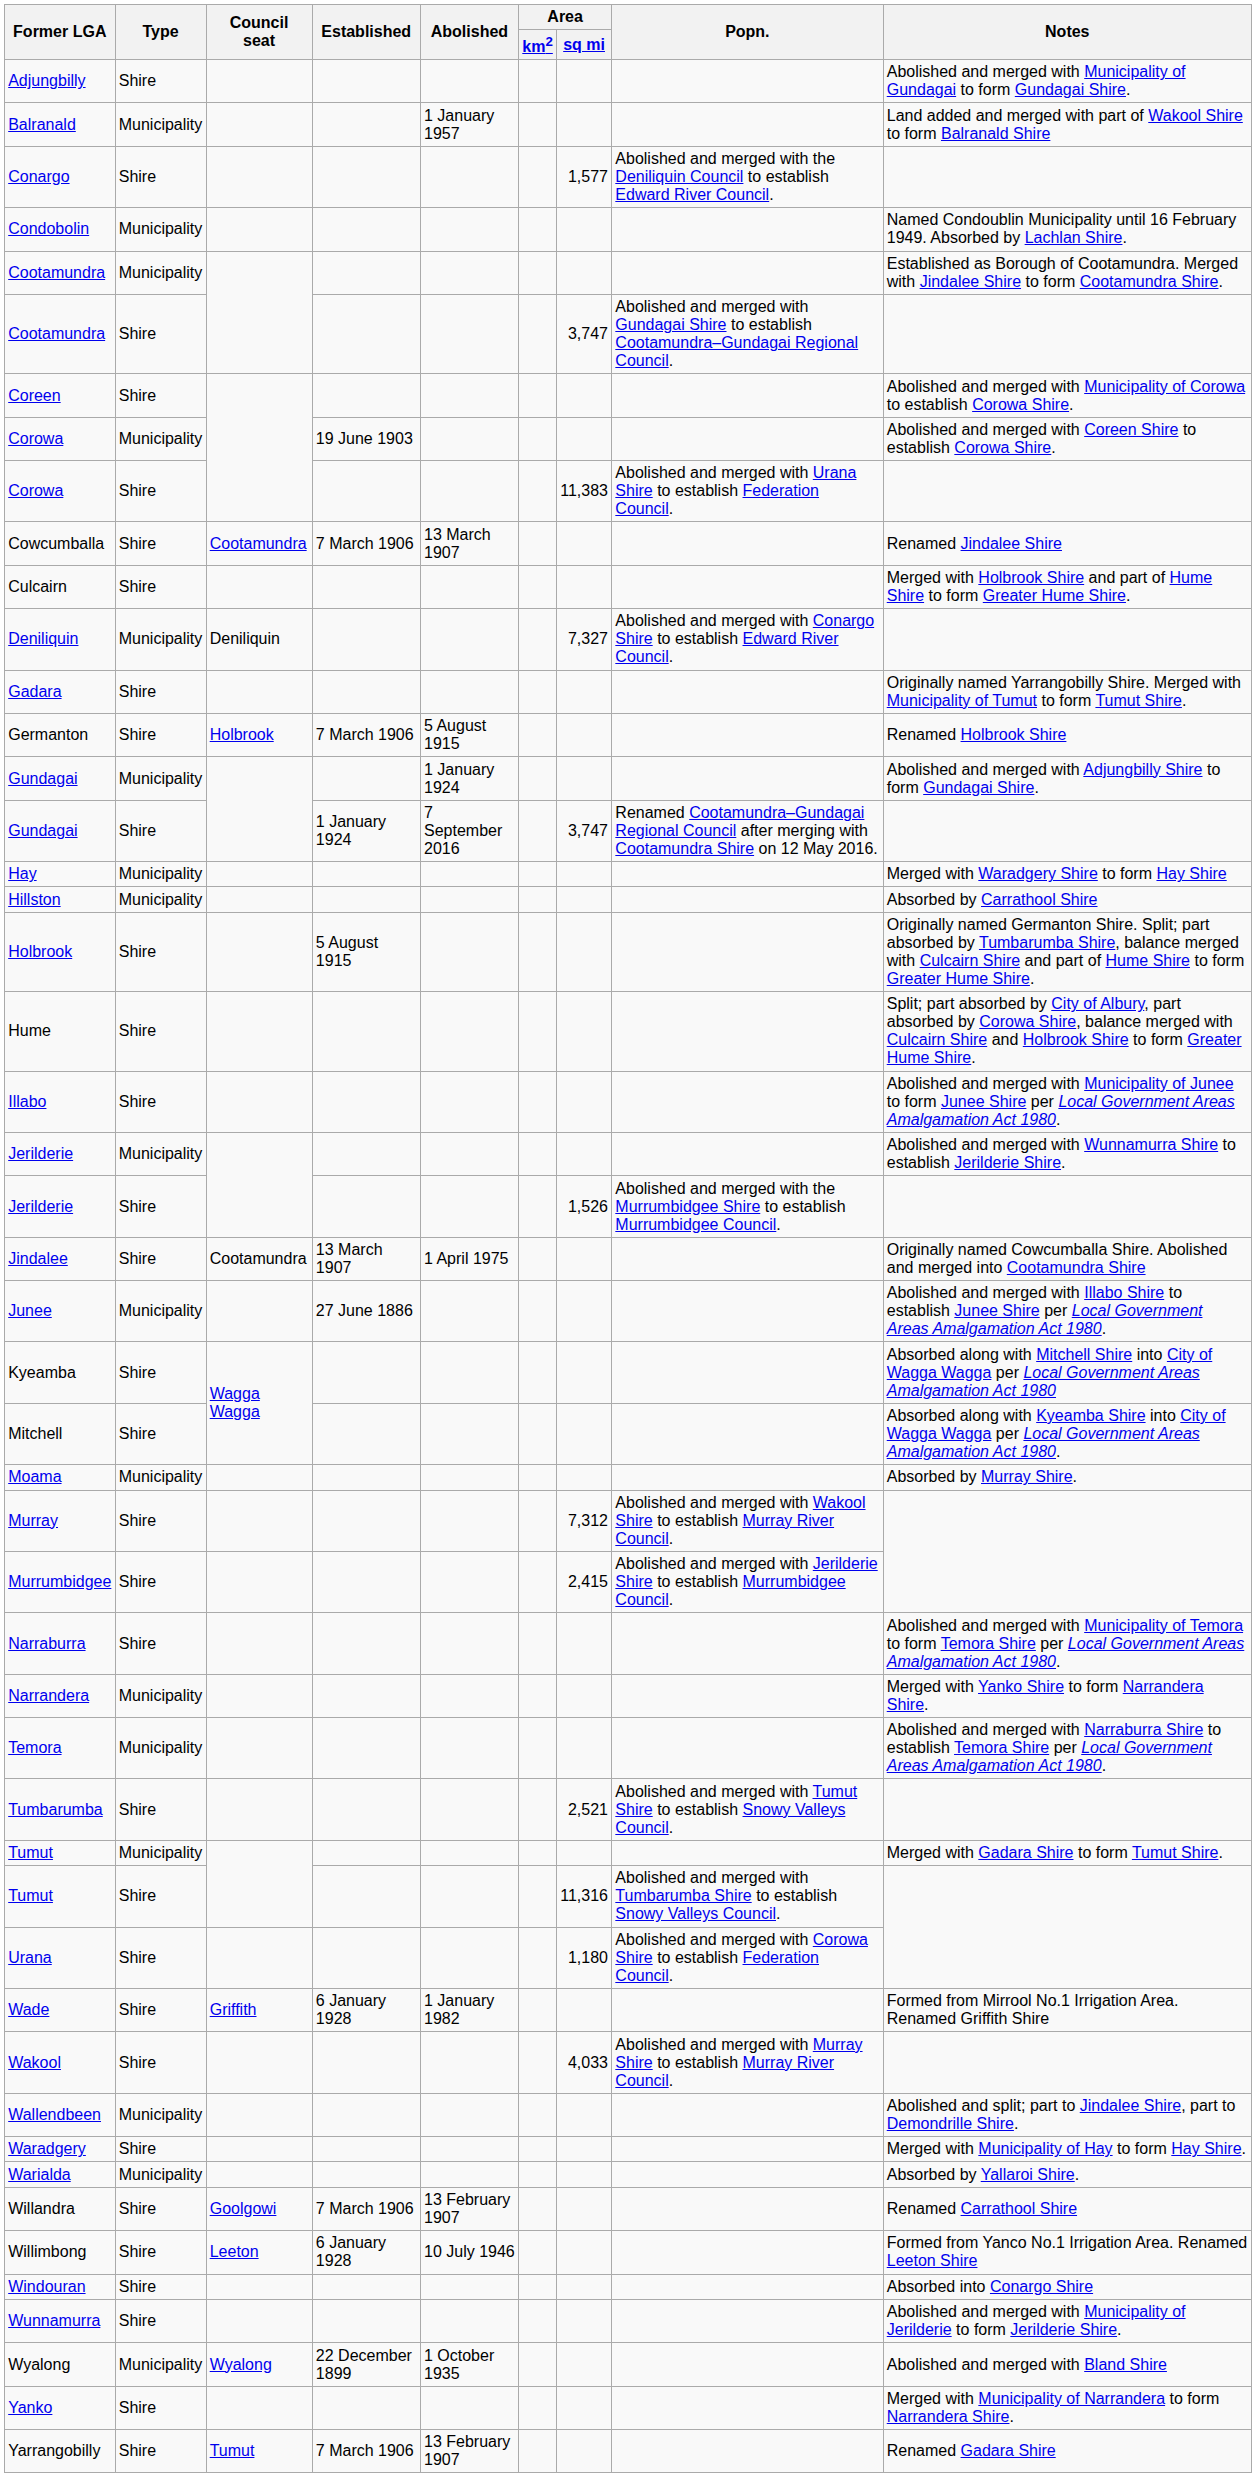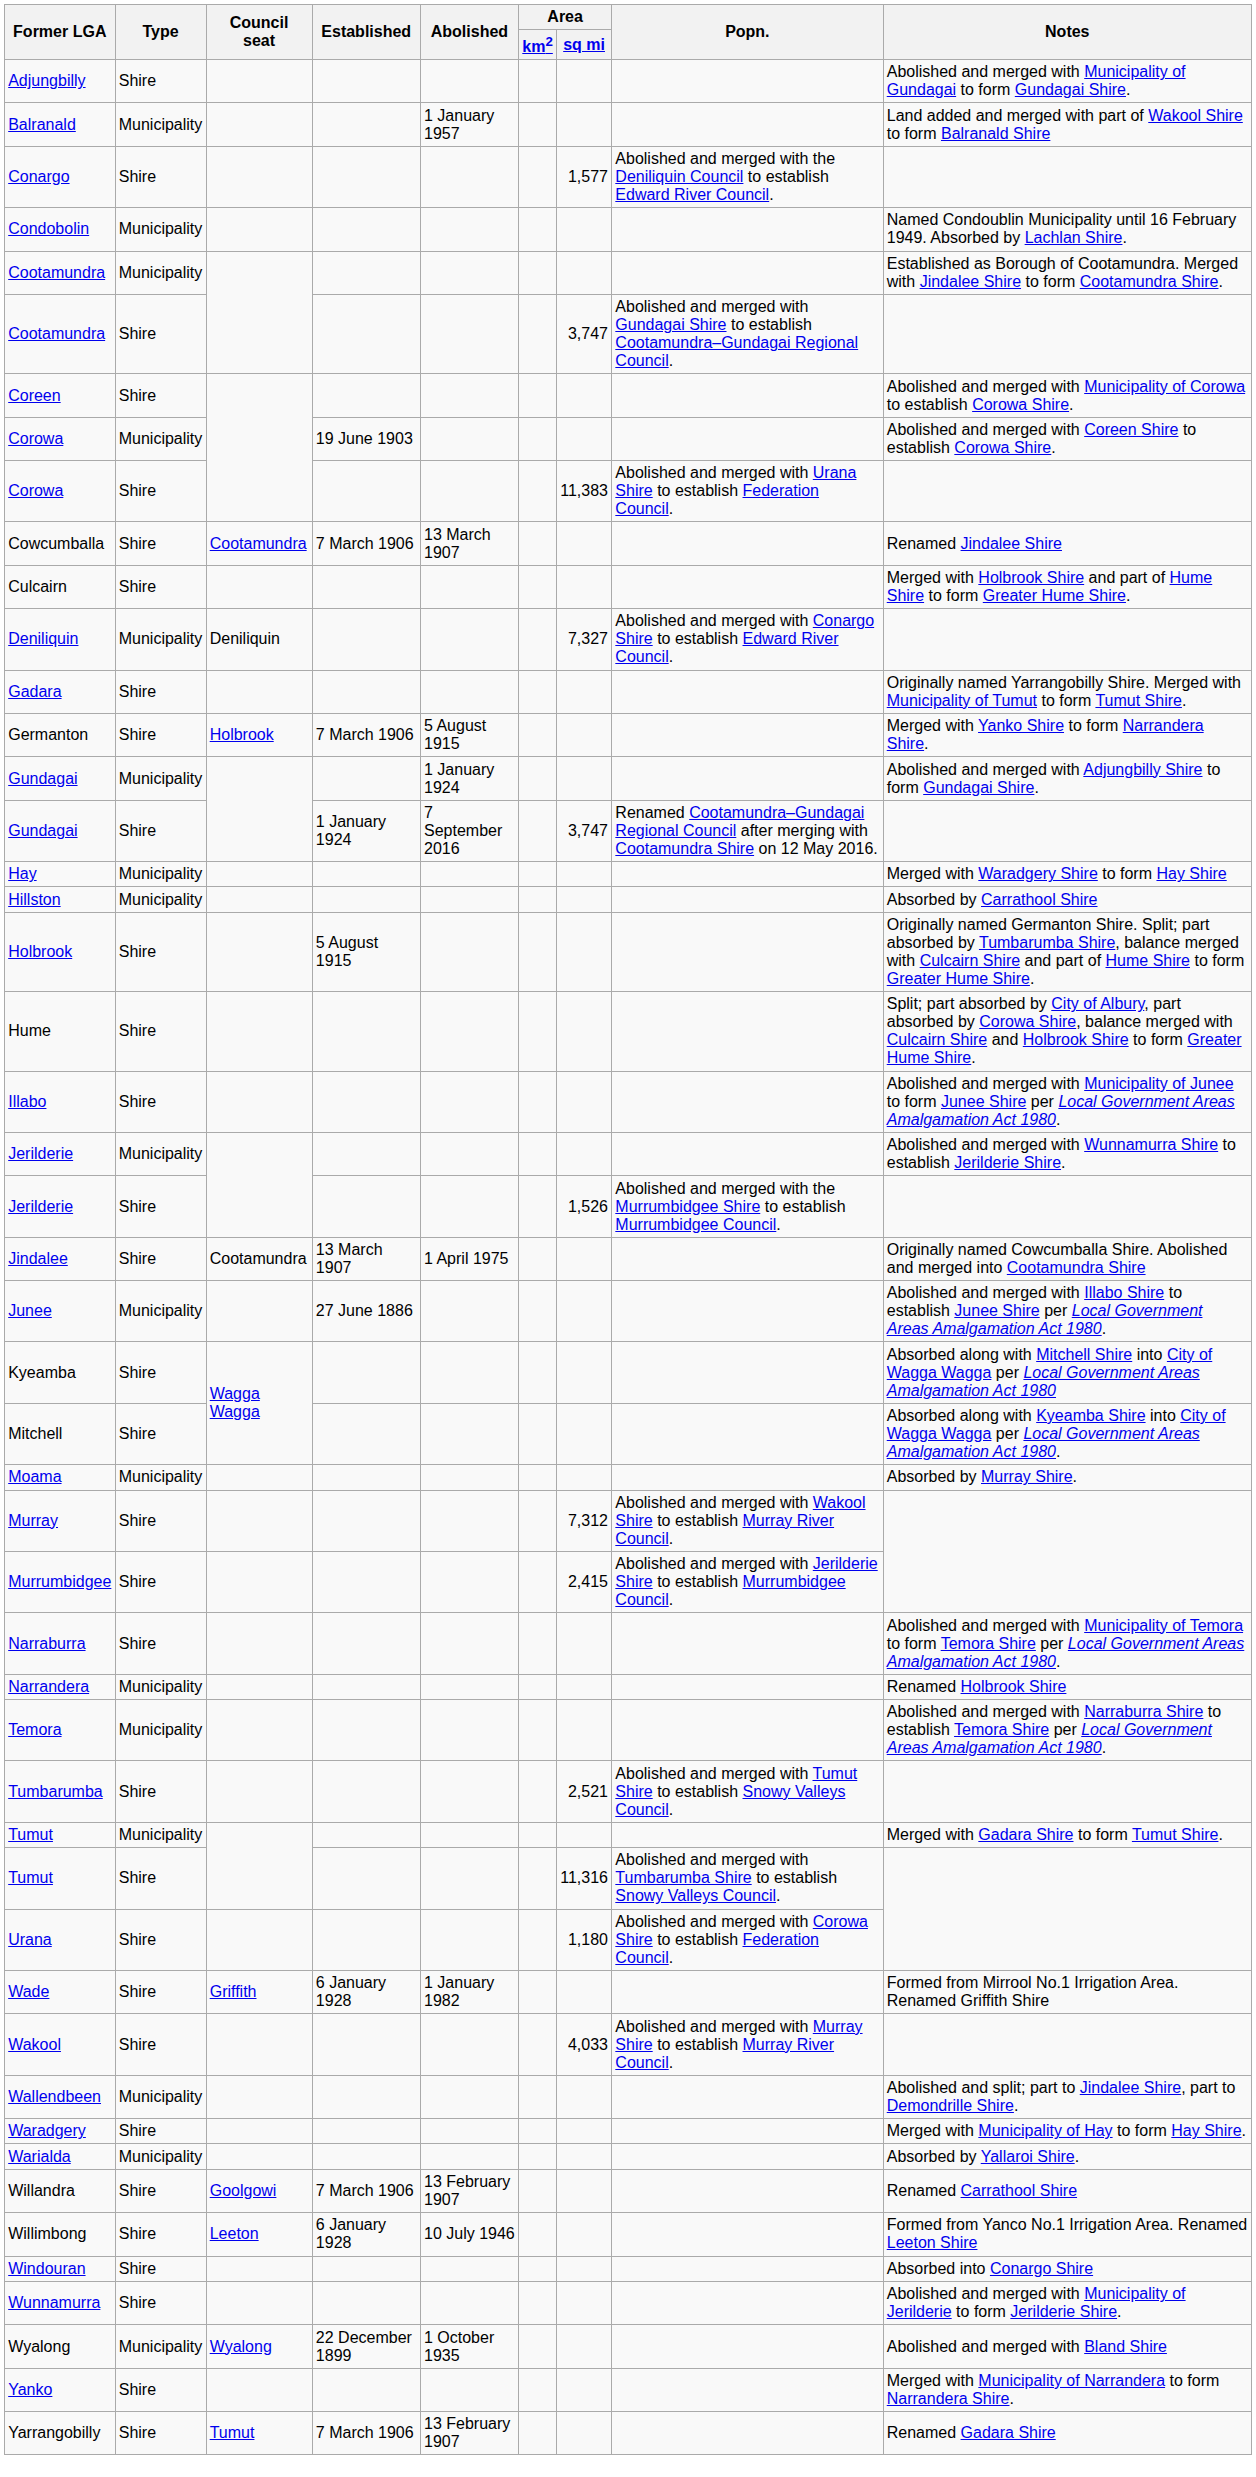(977, 735) Renamed Holbrook Shire -> (1045, 735) Merged with Yanko Shire to form Narrandera Shire.
(1045, 1695) Merged with Yanko Shire to form Narrandera Shire. -> (977, 1686) Renamed Holbrook Shire
